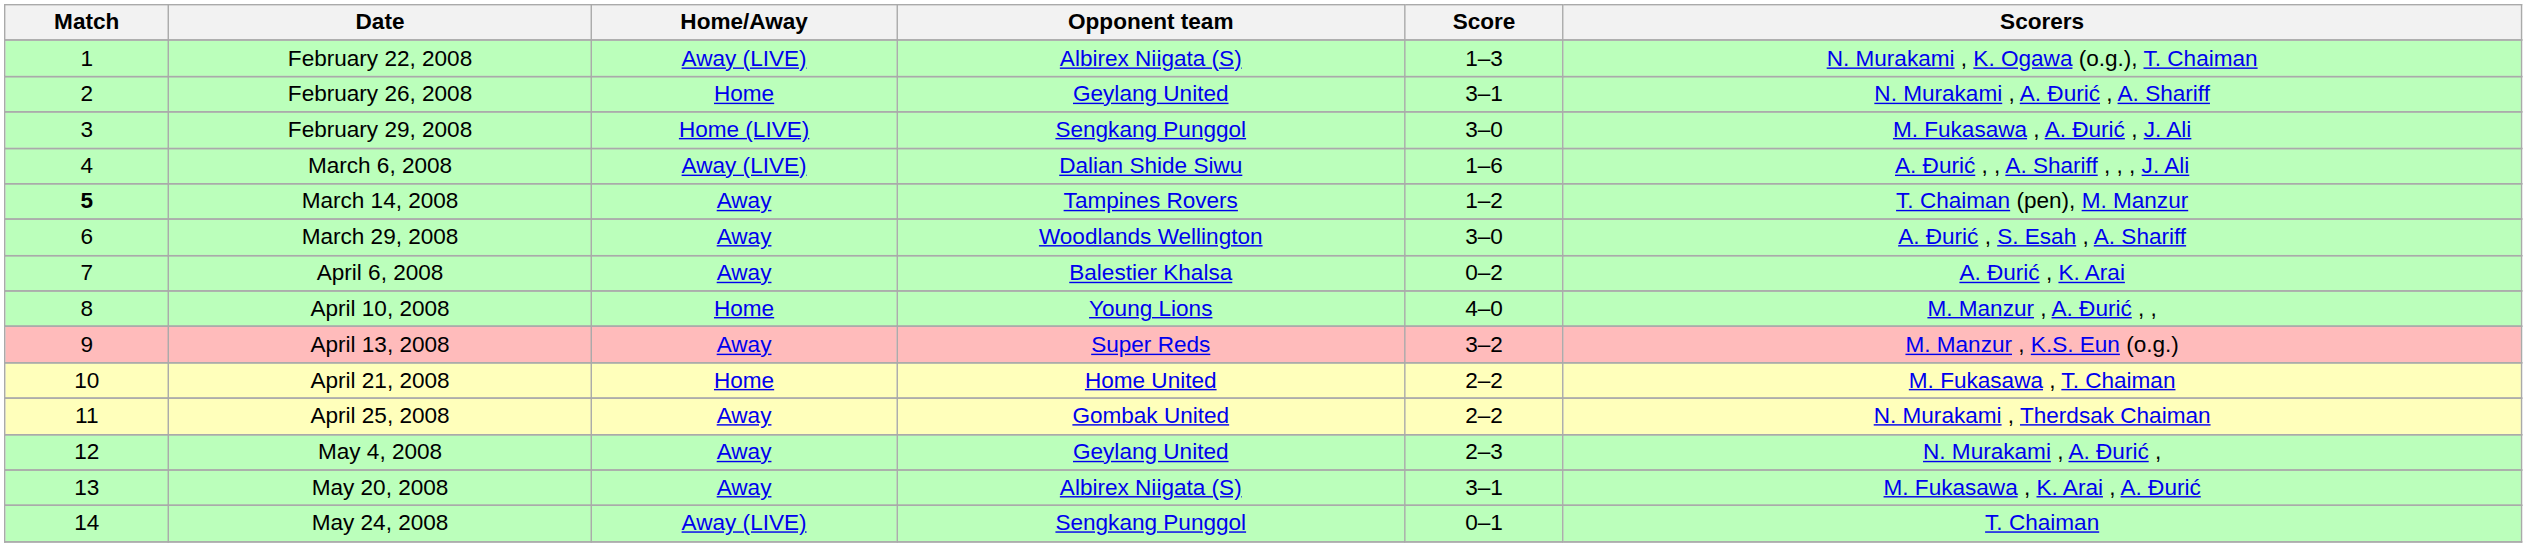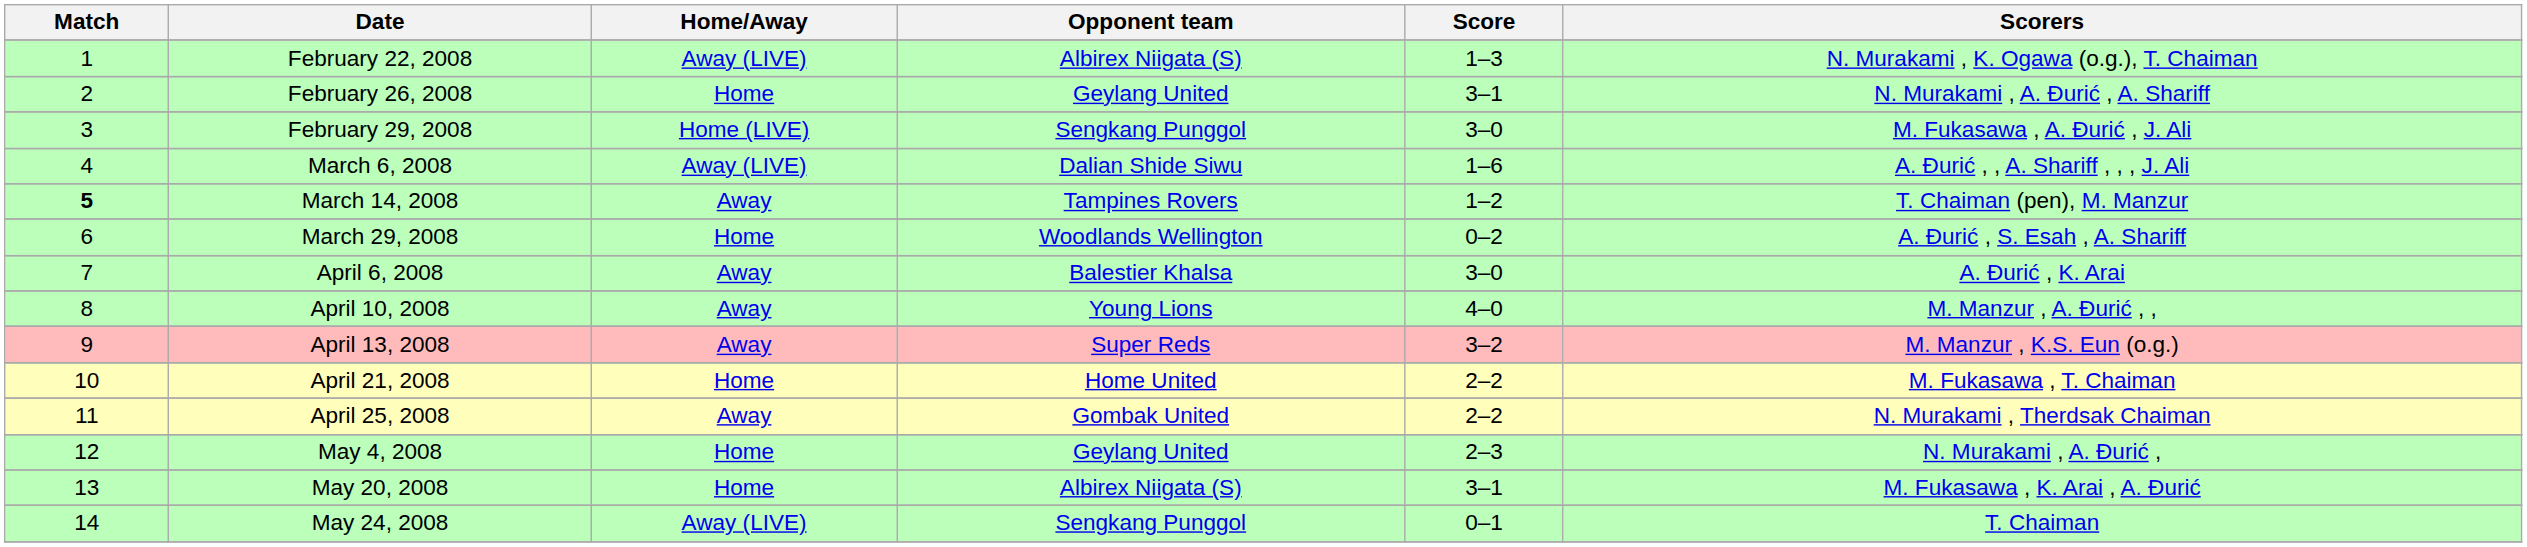(744, 237) Away -> (744, 237) Home
(1484, 237) 3–0 -> (1484, 237) 0–2
(1484, 272) 0–2 -> (1484, 272) 3–0
(744, 308) Home -> (744, 308) Away
(744, 451) Away -> (744, 451) Home
(744, 487) Away -> (744, 487) Home
